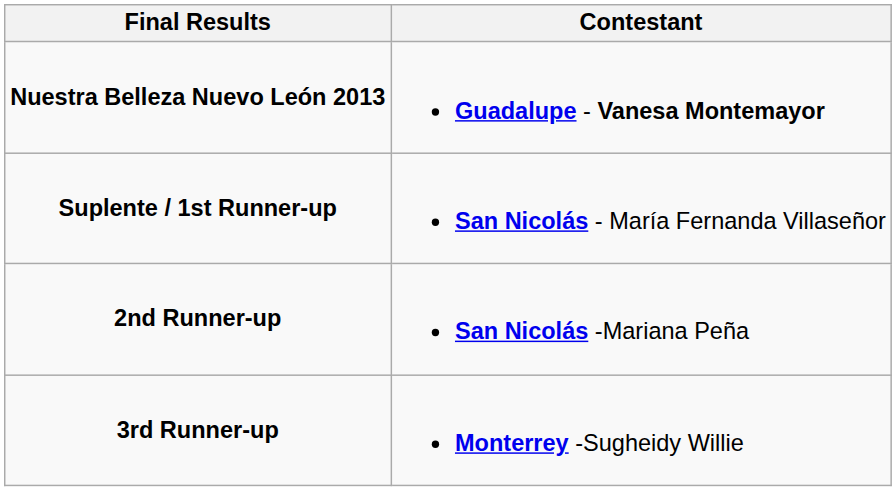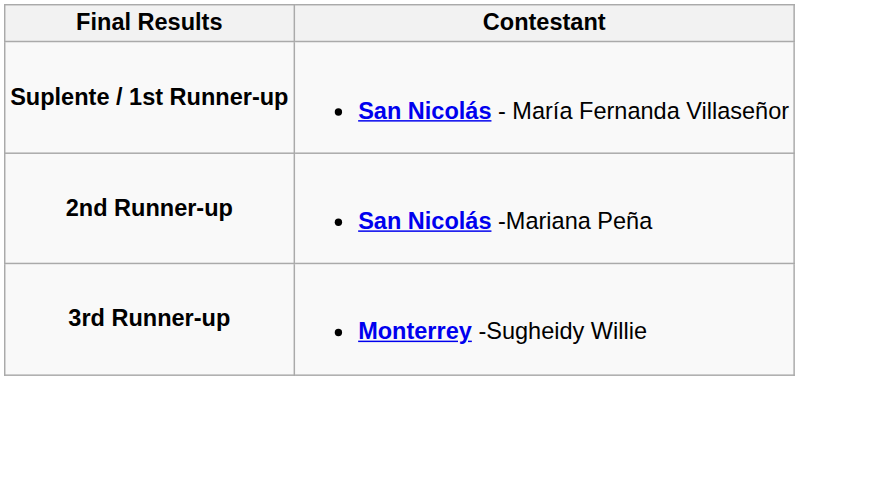- row: (198, 97)
